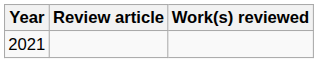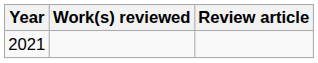columns swapped: (109, 17) <-> (240, 17)
